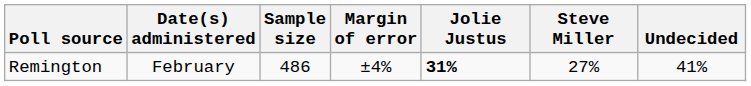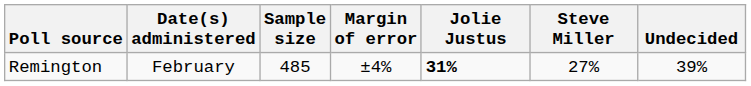(295, 67) 486 -> (295, 67) 485
(691, 67) 41% -> (691, 67) 39%
